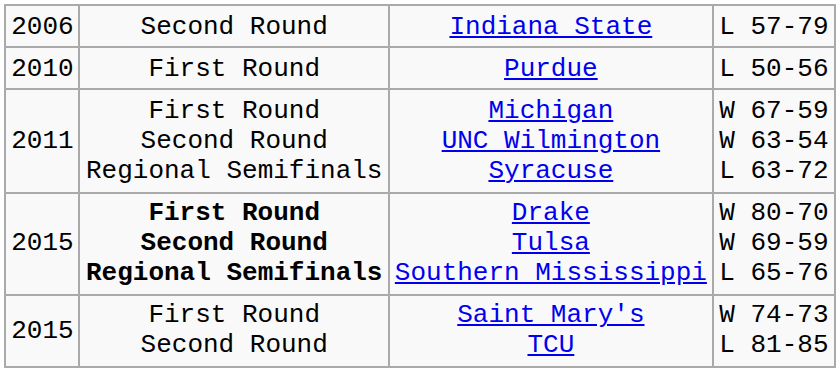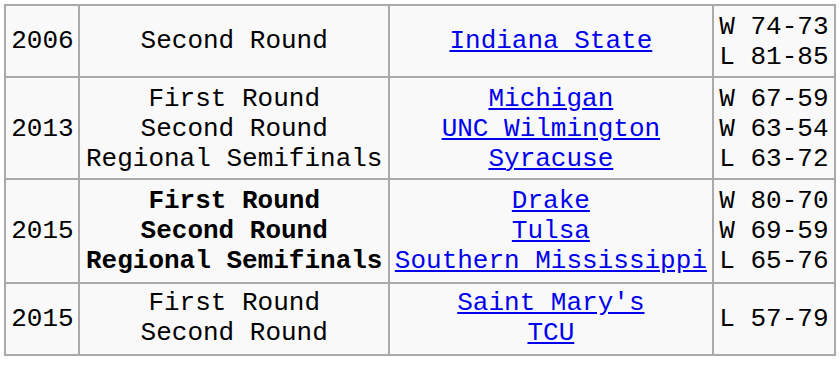(774, 26) L 57-79 -> (774, 41) W 74-73 L 81-85
- row: (551, 69)
(42, 141) 2011 -> (42, 129) 2013
(774, 331) W 74-73 L 81-85 -> (774, 318) L 57-79
